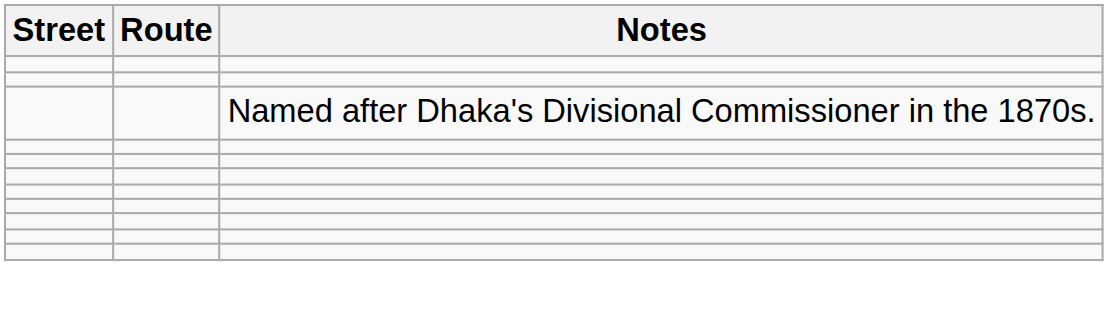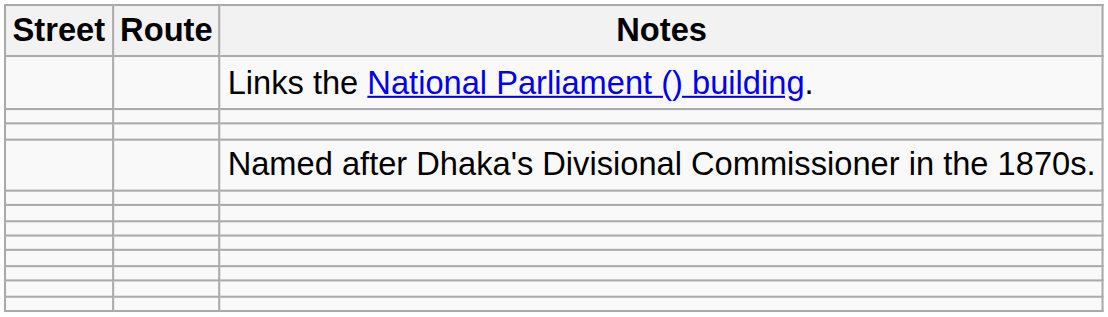+ row: (59, 83)
